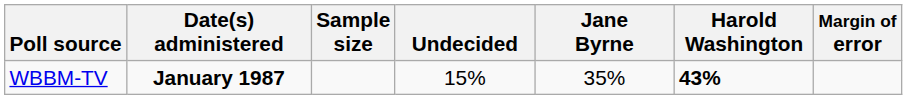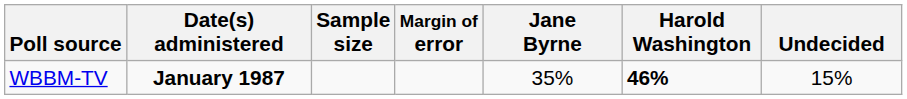columns swapped: (858, 33) <-> (465, 44)
(700, 77) 43% -> (648, 77) 46%
